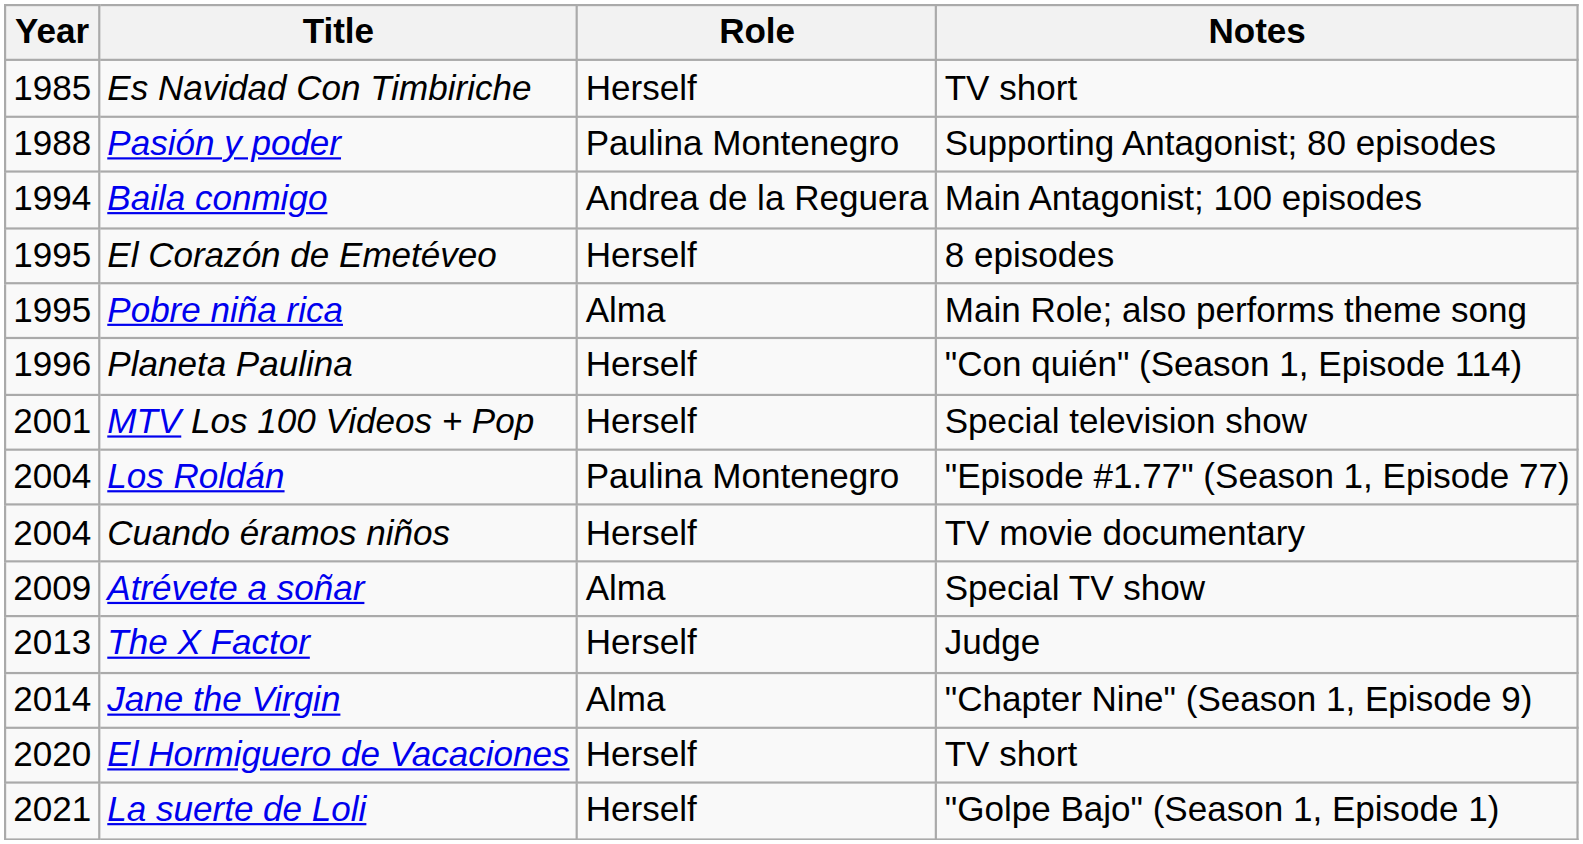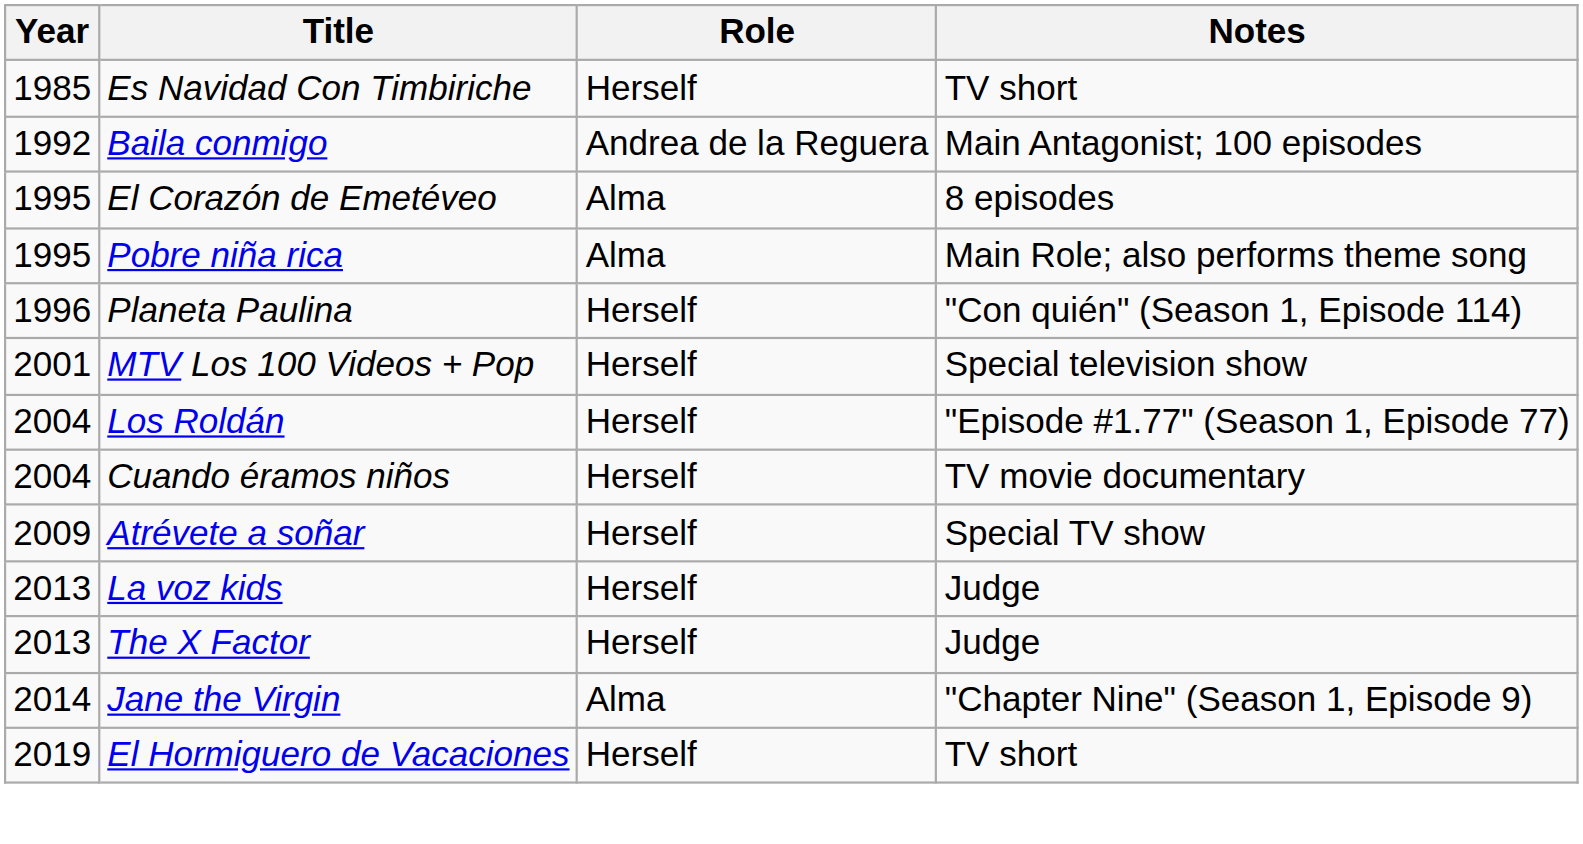- row: (224, 143)
(52, 198) 1994 -> (52, 143) 1992
(641, 254) Herself -> (626, 198) Alma
(743, 476) Paulina Montenegro -> (641, 421) Herself
(626, 587) Alma -> (641, 532) Herself
+ row: (195, 587)
(52, 754) 2020 -> (52, 754) 2019
- row: (237, 810)
